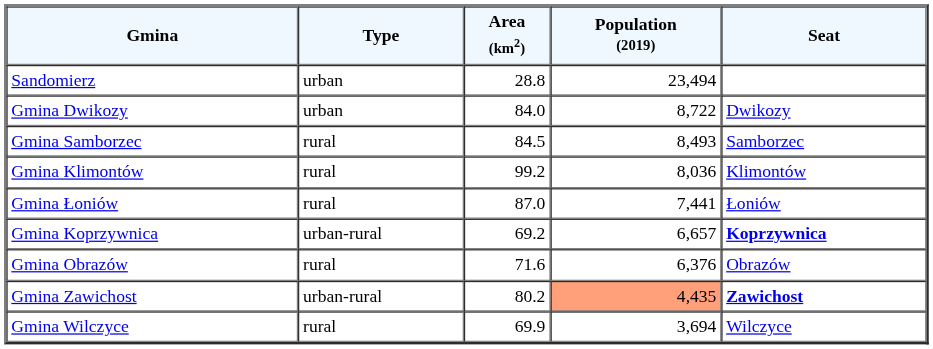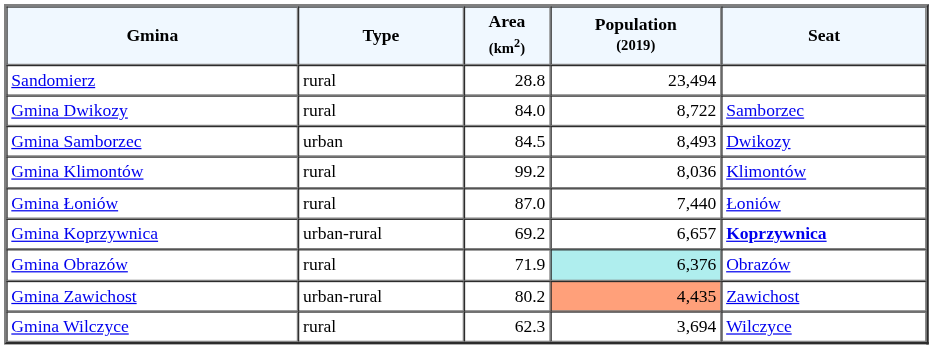(323, 79) urban -> (320, 79) rural
(323, 110) urban -> (320, 110) rural
(758, 110) Dwikozy -> (765, 110) Samborzec
(320, 141) rural -> (323, 141) urban
(765, 141) Samborzec -> (758, 141) Dwikozy
(697, 202) 7,441 -> (697, 202) 7,440
(530, 264) 71.6 -> (530, 264) 71.9
(697, 264) no background -> (697, 264) paleturquoise background
(765, 295) bold -> (763, 295) normal
(530, 326) 69.9 -> (530, 326) 62.3
